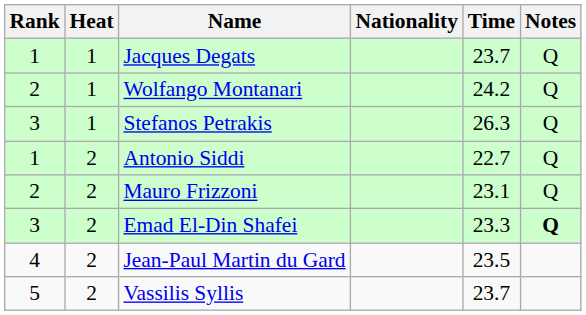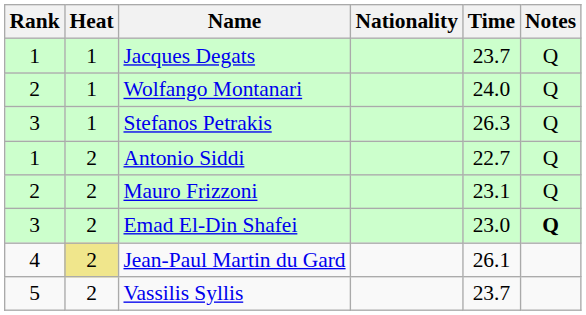(491, 89) 24.2 -> (491, 89) 24.0
(491, 225) 23.3 -> (491, 225) 23.0
(92, 259) no background -> (92, 259) khaki background
(491, 259) 23.5 -> (491, 259) 26.1
